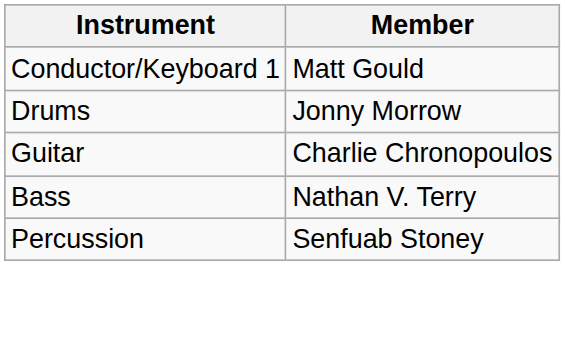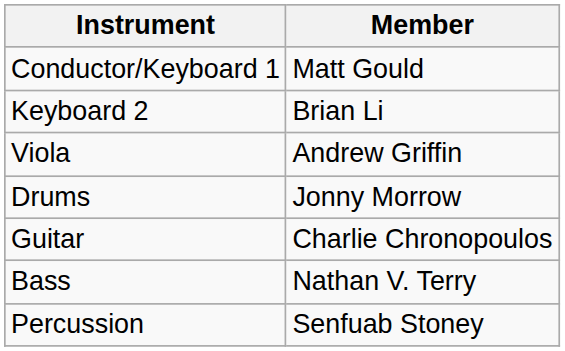+ row: (80, 111)
+ row: (41, 153)
